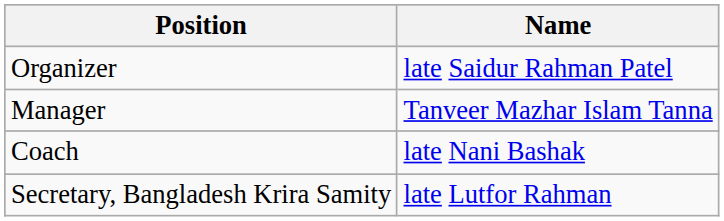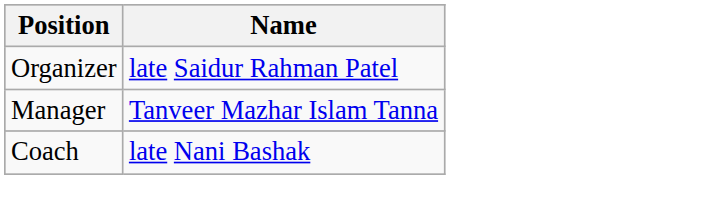- row: (201, 194)
